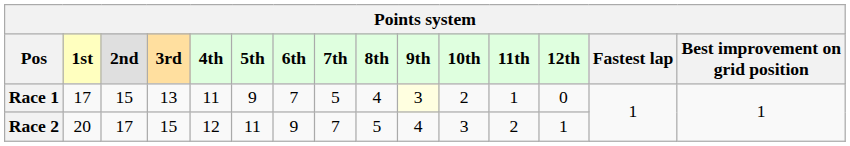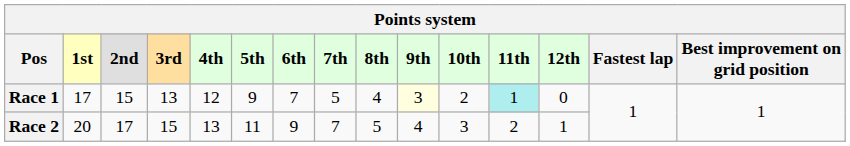(211, 98) 11 -> (211, 98) 12
(514, 98) no background -> (514, 98) paleturquoise background
(211, 127) 12 -> (211, 127) 13
